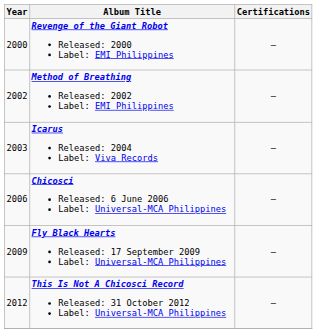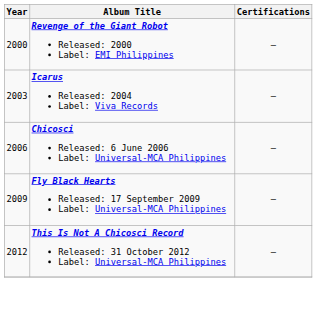- row: (132, 92)
